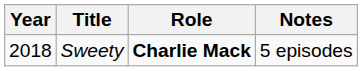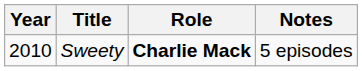(30, 50) 2018 -> (30, 50) 2010
